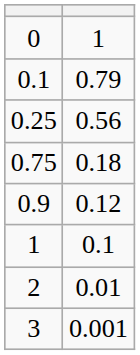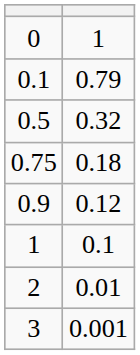- row: (34, 120)
+ row: (34, 120)
